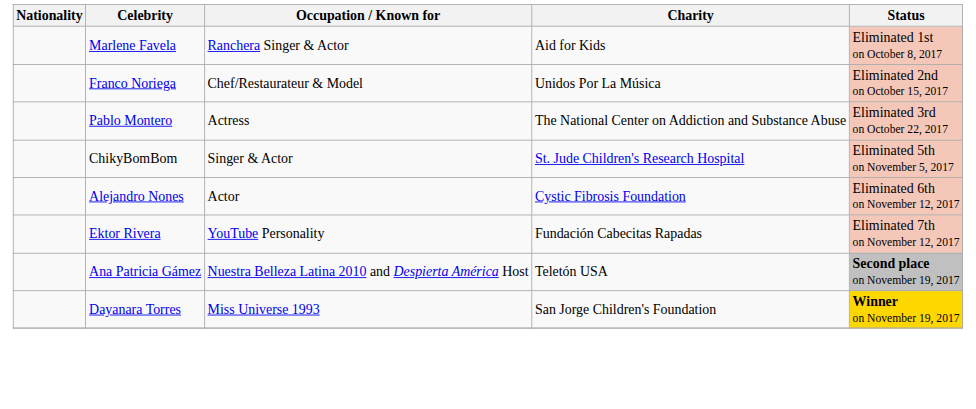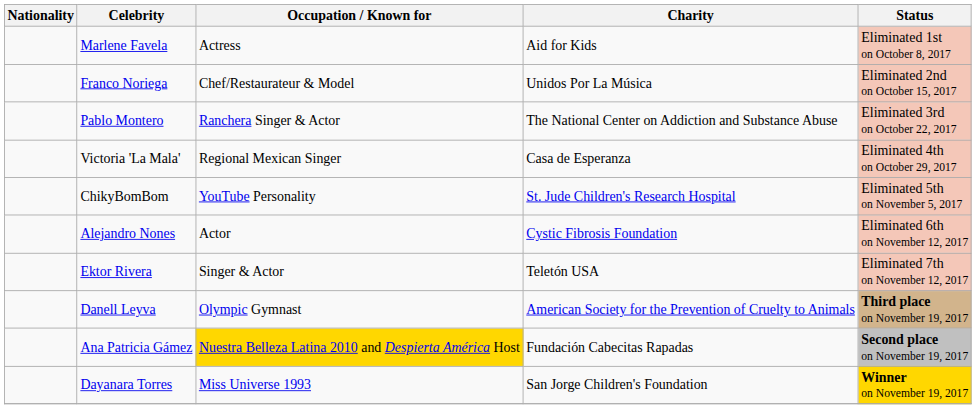(278, 45) Ranchera Singer & Actor -> (220, 45) Actress
(228, 120) Actress -> (269, 120) Ranchera Singer & Actor
+ row: (130, 158)
(250, 158) Singer & Actor -> (257, 196) YouTube Personality
(266, 234) YouTube Personality -> (241, 271) Singer & Actor
(618, 234) Fundación Cabecitas Rapadas -> (563, 271) Teletón USA
+ row: (118, 309)
(368, 271) no background -> (359, 347) gold background
(571, 271) Teletón USA -> (610, 347) Fundación Cabecitas Rapadas
